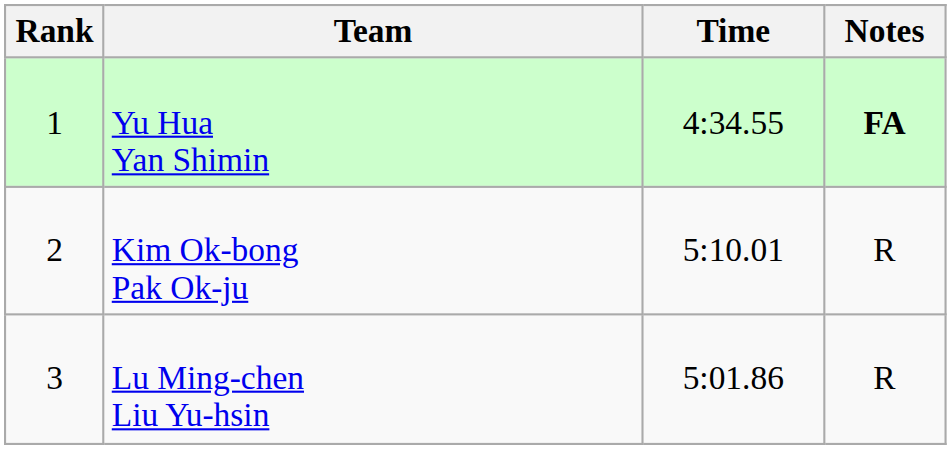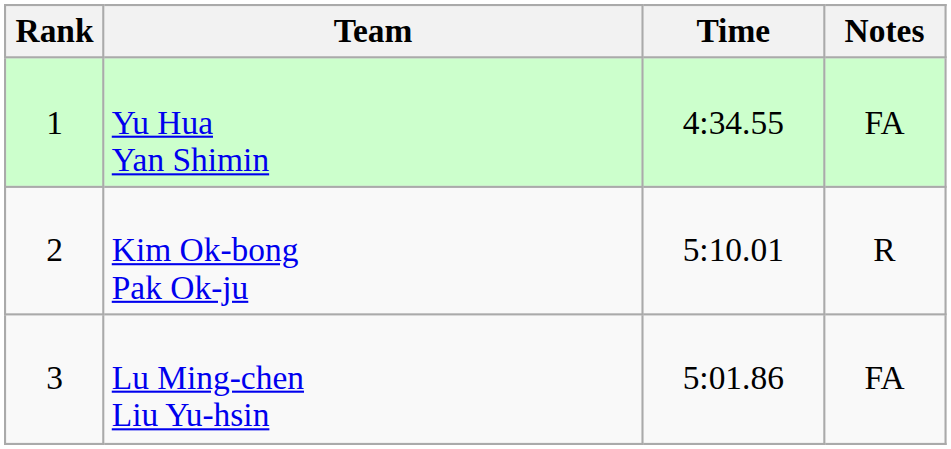(885, 121) bold -> (885, 121) normal
(885, 378) R -> (885, 378) FA
